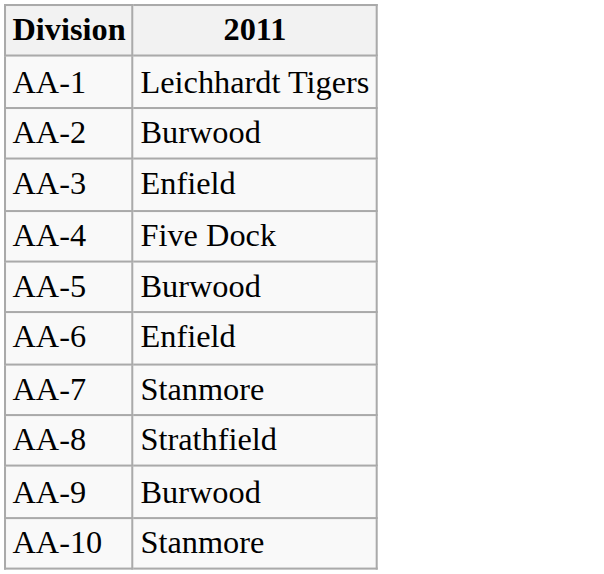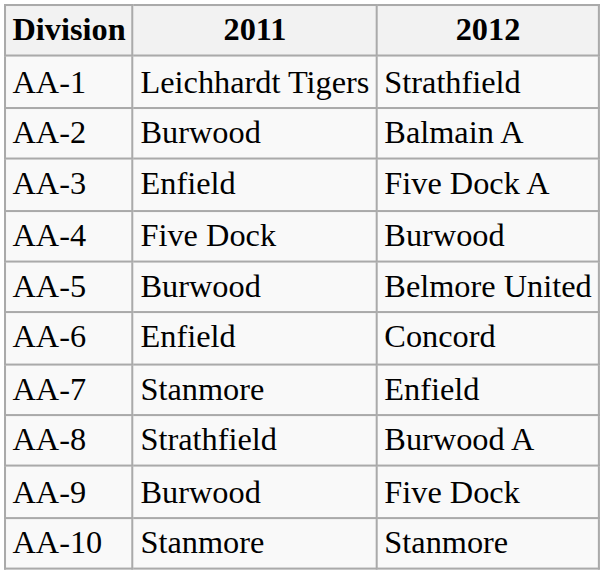+ column: (488, 30)
